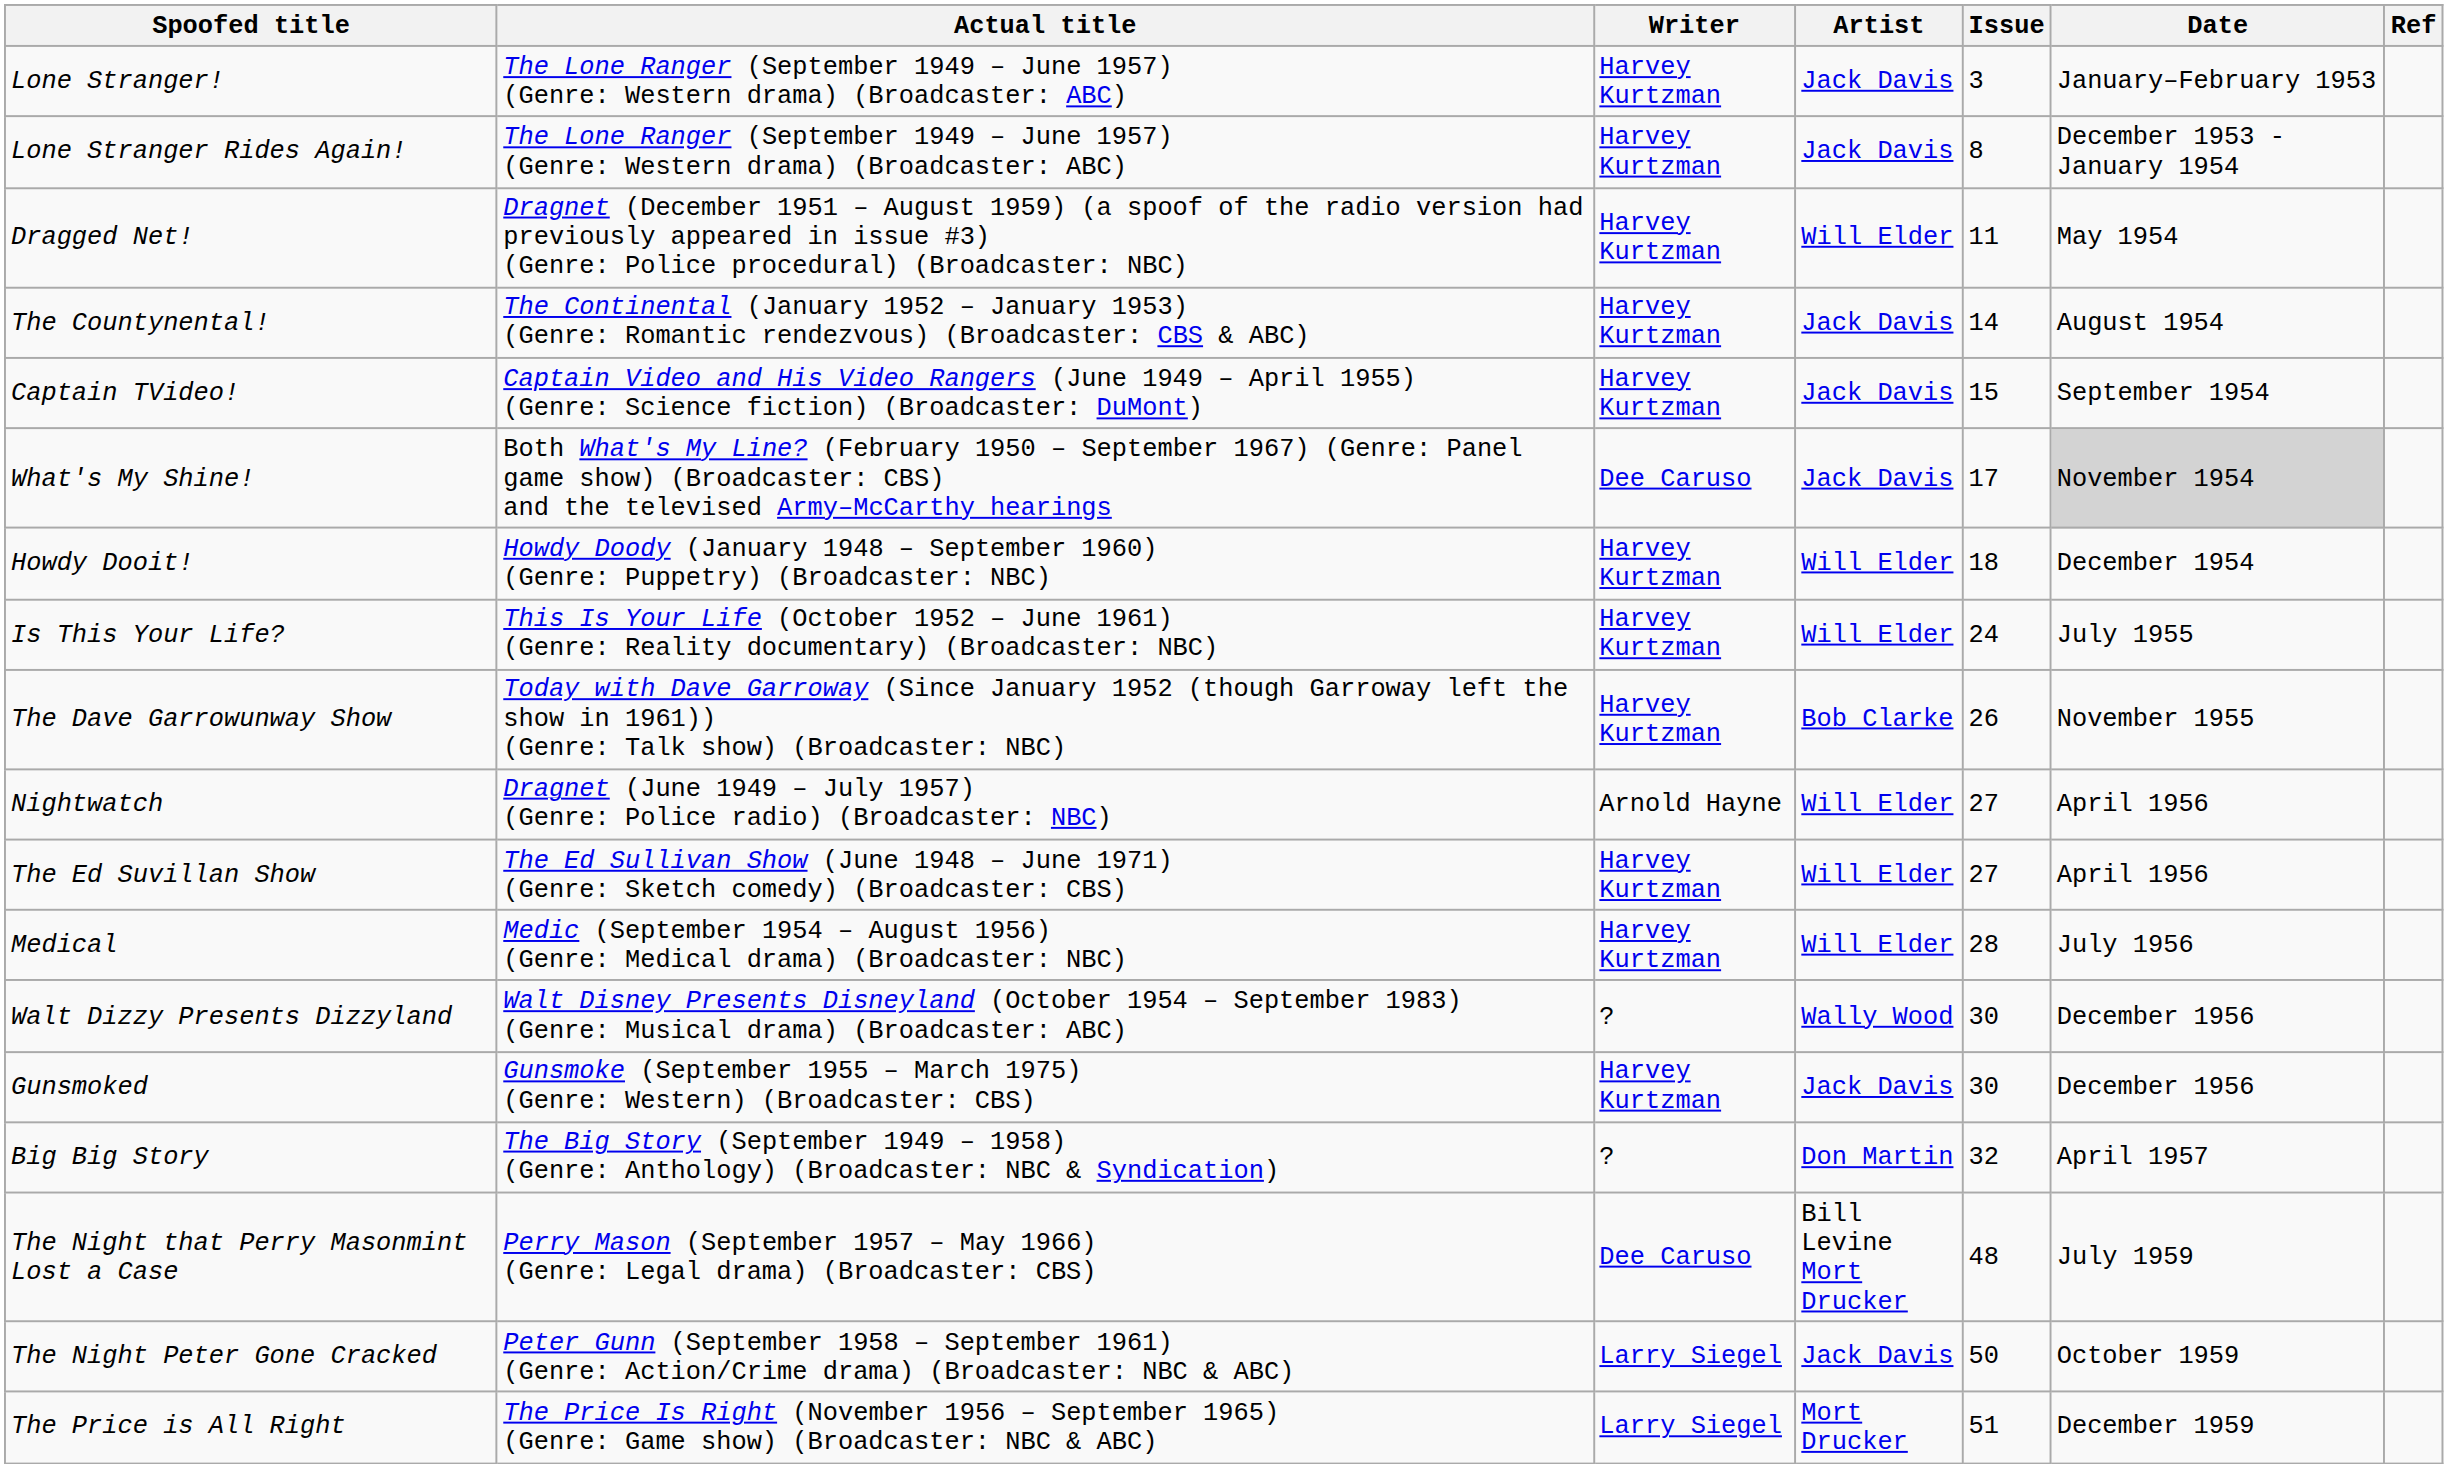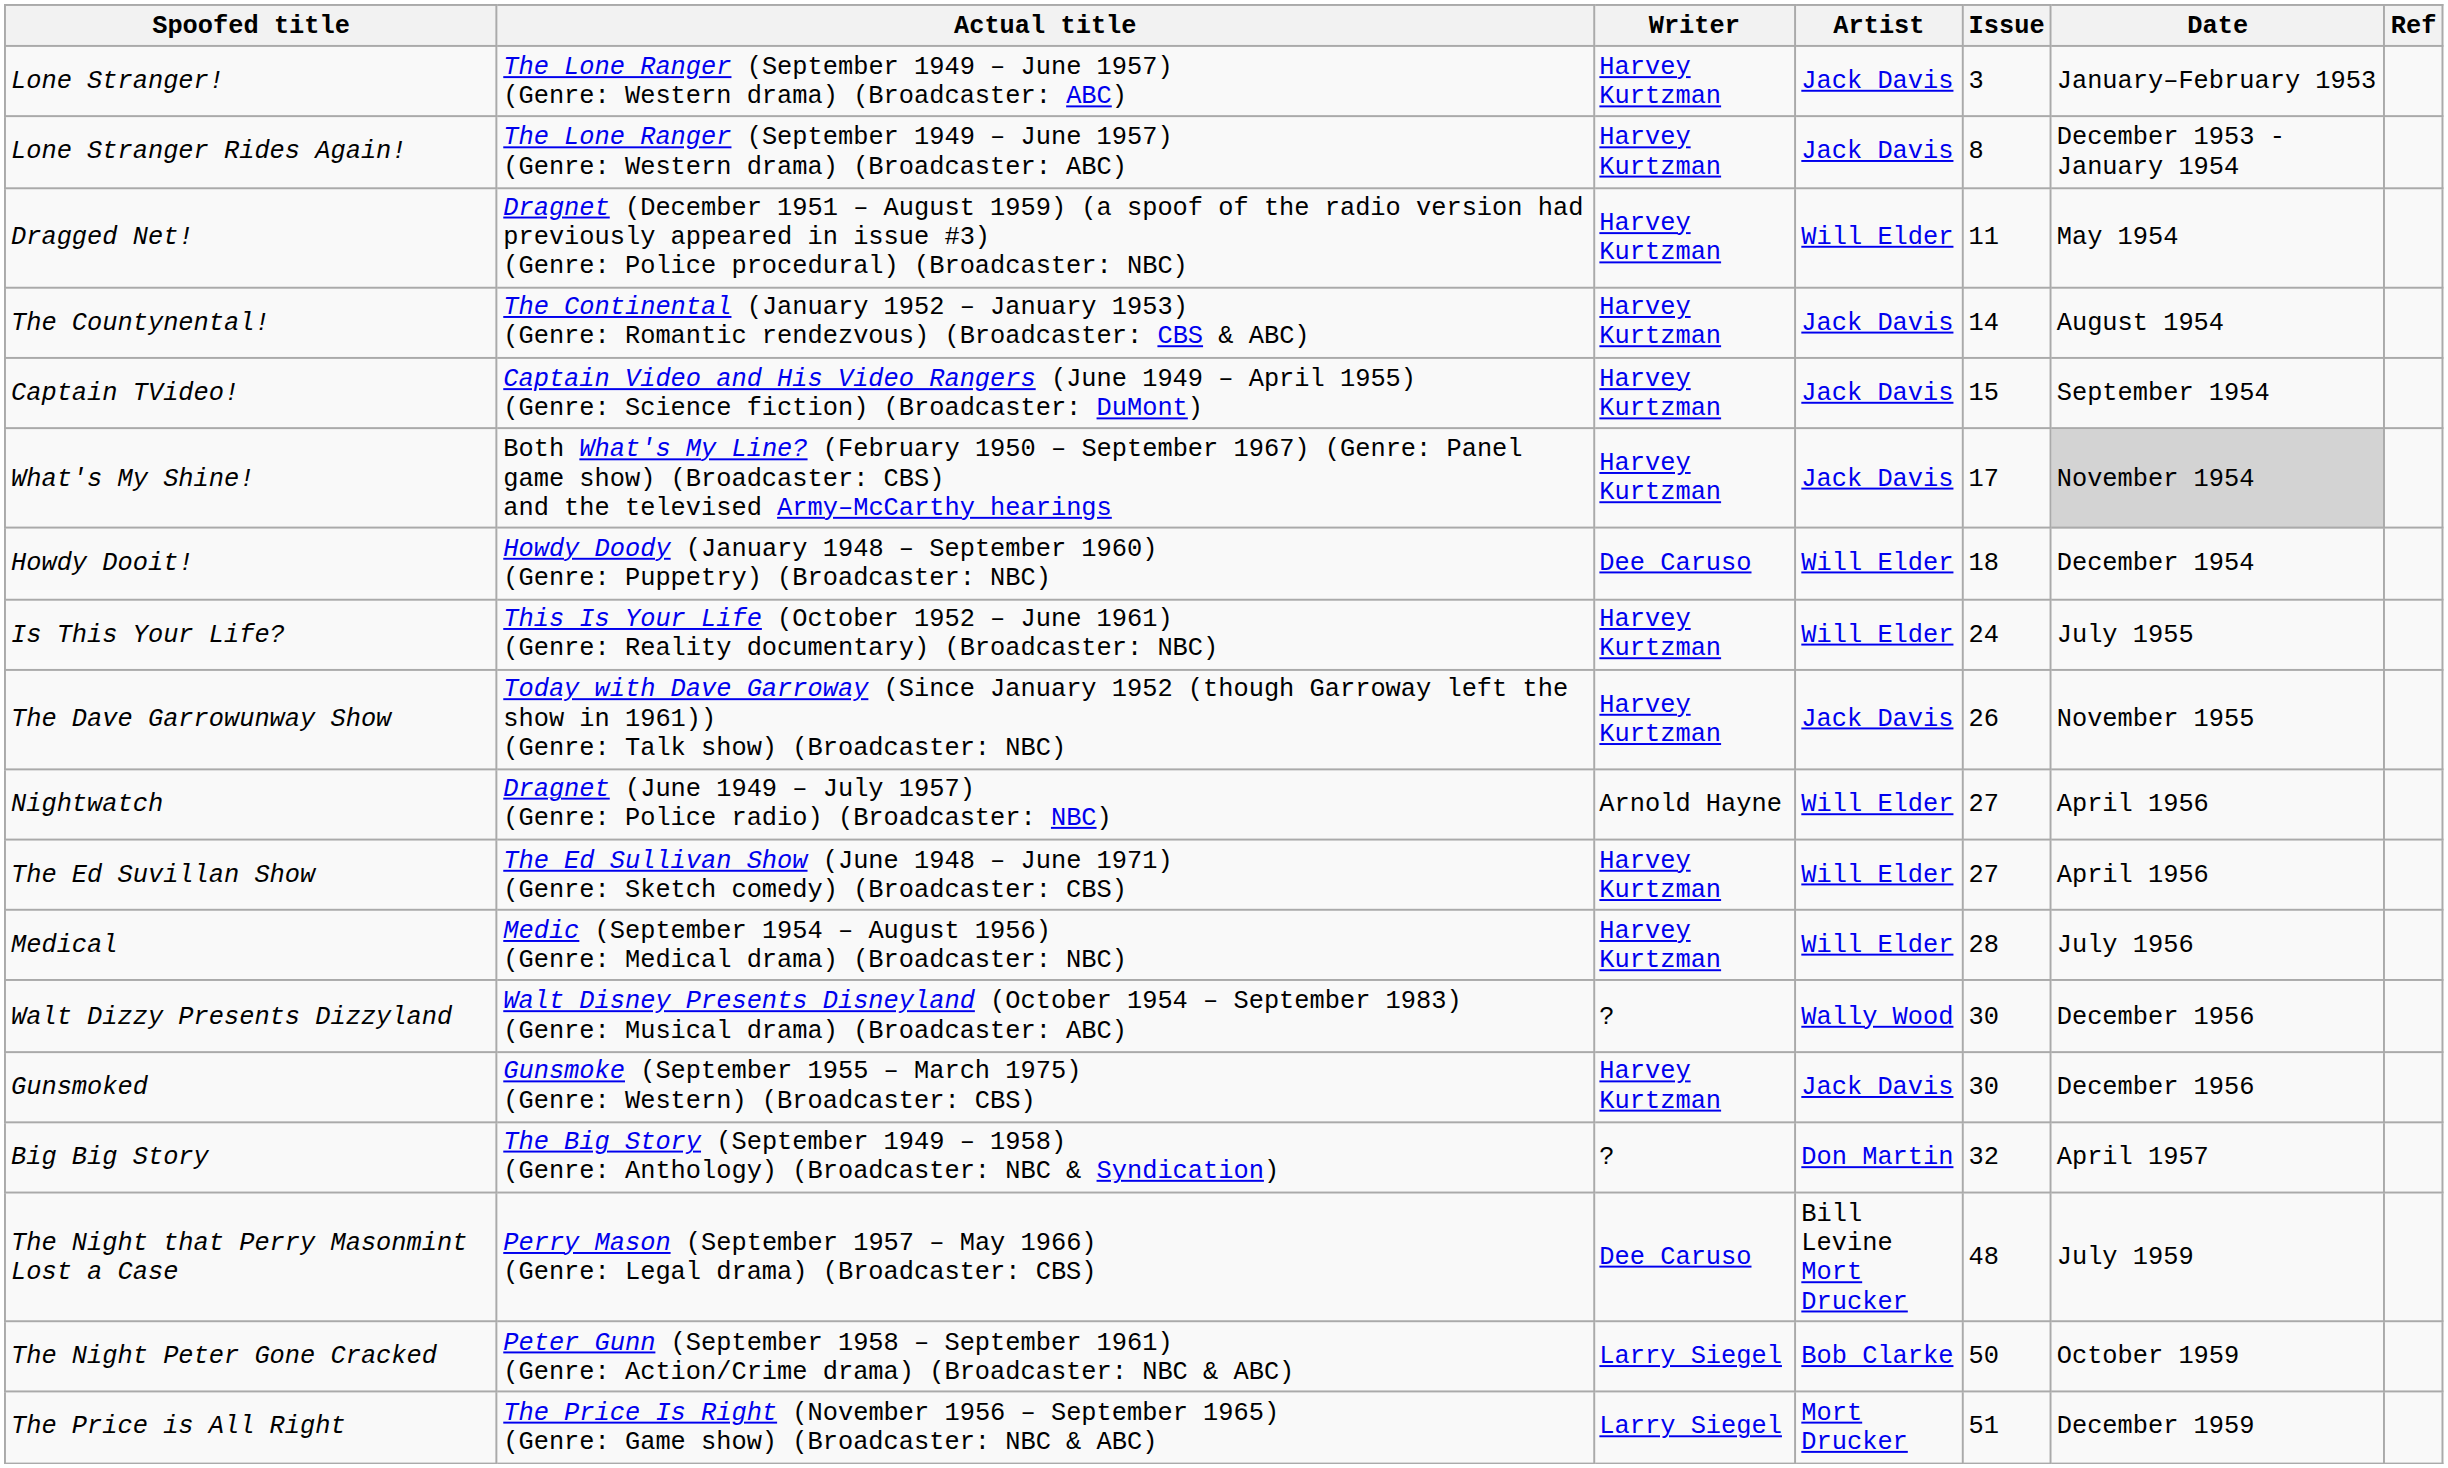(1675, 478) Dee Caruso -> (1660, 478) Harvey Kurtzman
(1660, 563) Harvey Kurtzman -> (1675, 563) Dee Caruso
(1877, 719) Bob Clarke -> (1877, 719) Jack Davis
(1877, 1357) Jack Davis -> (1877, 1357) Bob Clarke
